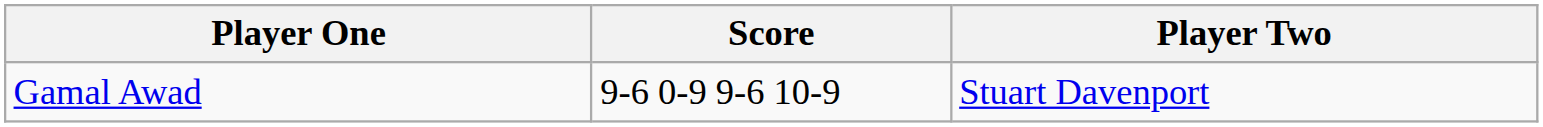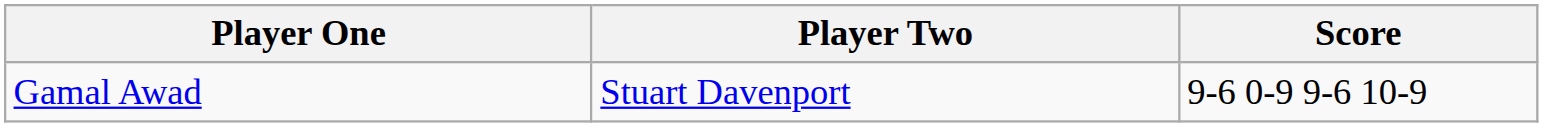columns swapped: (1244, 33) <-> (771, 33)
